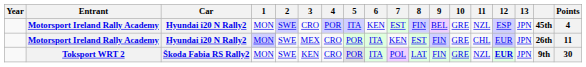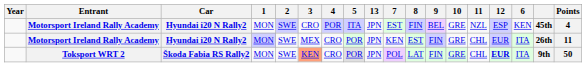columns swapped: (376, 11) <-> (524, 11)
(310, 54) no background -> (310, 54) lightsalmon background
(482, 54) NZL -> (478, 54) CHL
(568, 54) 30 -> (568, 54) 50
